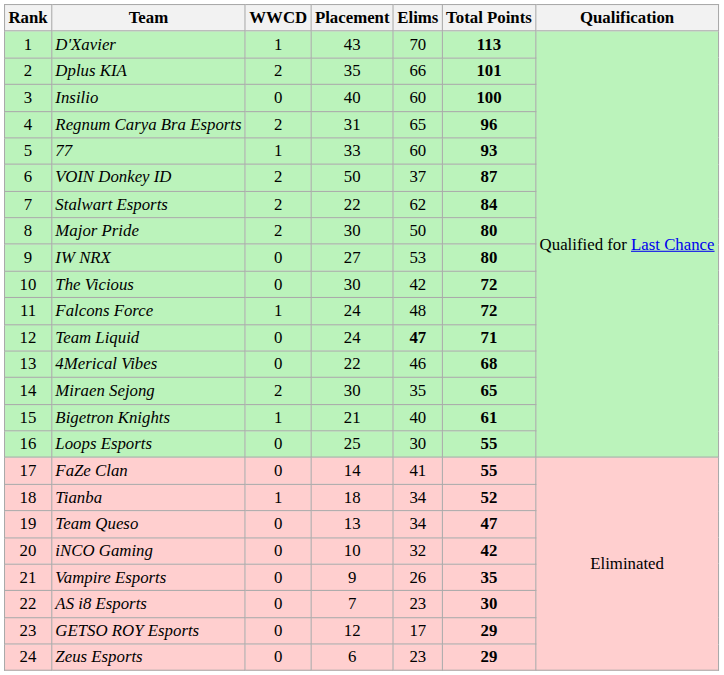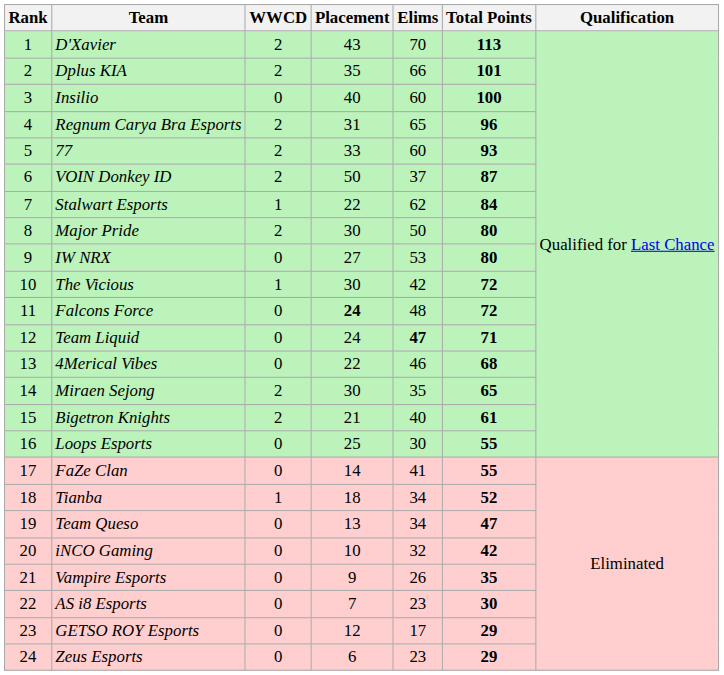(278, 44) 1 -> (278, 44) 2
(278, 151) 1 -> (278, 151) 2
(278, 204) 2 -> (278, 204) 1
(278, 284) 0 -> (278, 284) 1
(278, 310) 1 -> (278, 310) 0
(352, 310) normal -> (352, 310) bold
(278, 417) 1 -> (278, 417) 2
